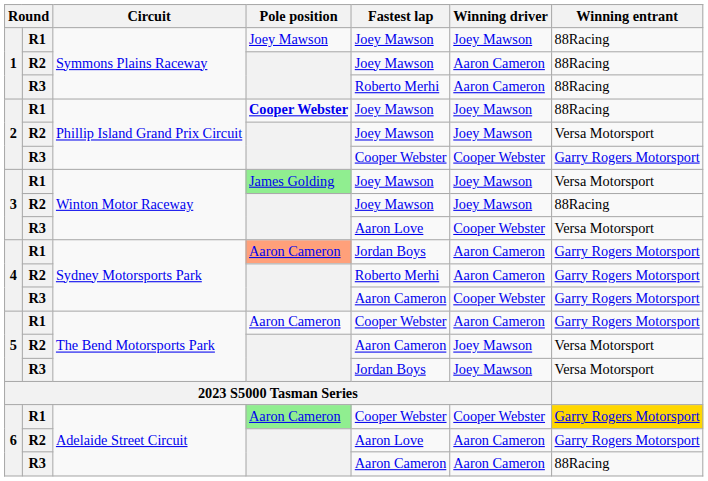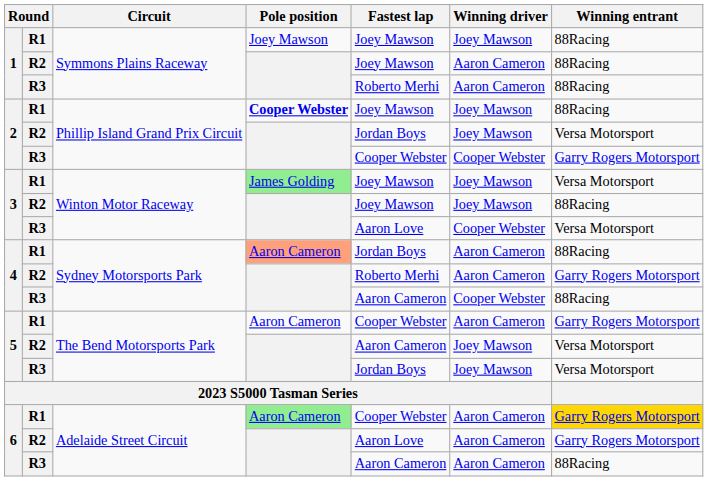(394, 133) Joey Mawson -> (390, 133) Jordan Boys
(627, 251) Garry Rogers Motorsport -> (582, 251) 88Racing
(627, 298) Garry Rogers Motorsport -> (582, 298) 88Racing
(499, 416) Cooper Webster -> (499, 416) Aaron Cameron
